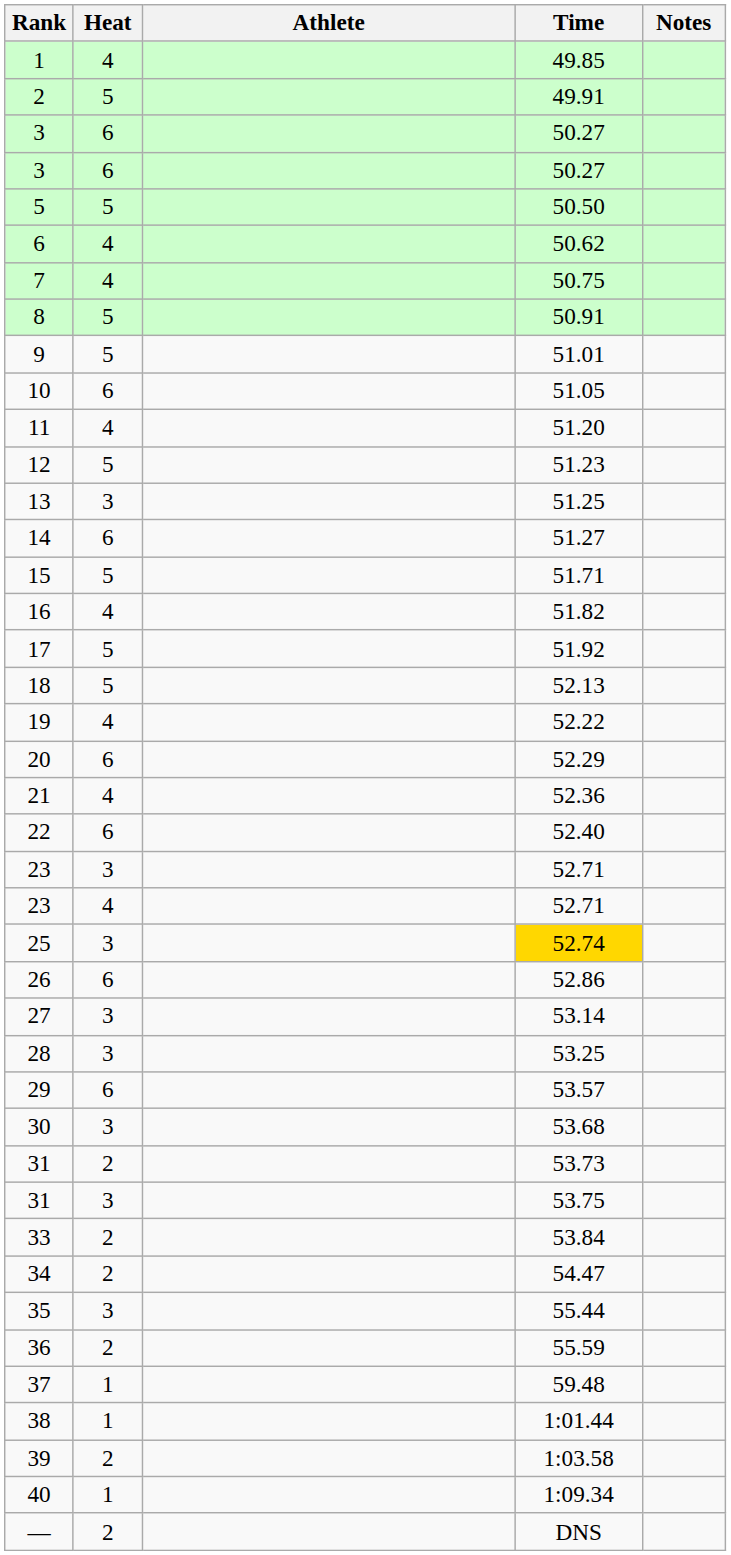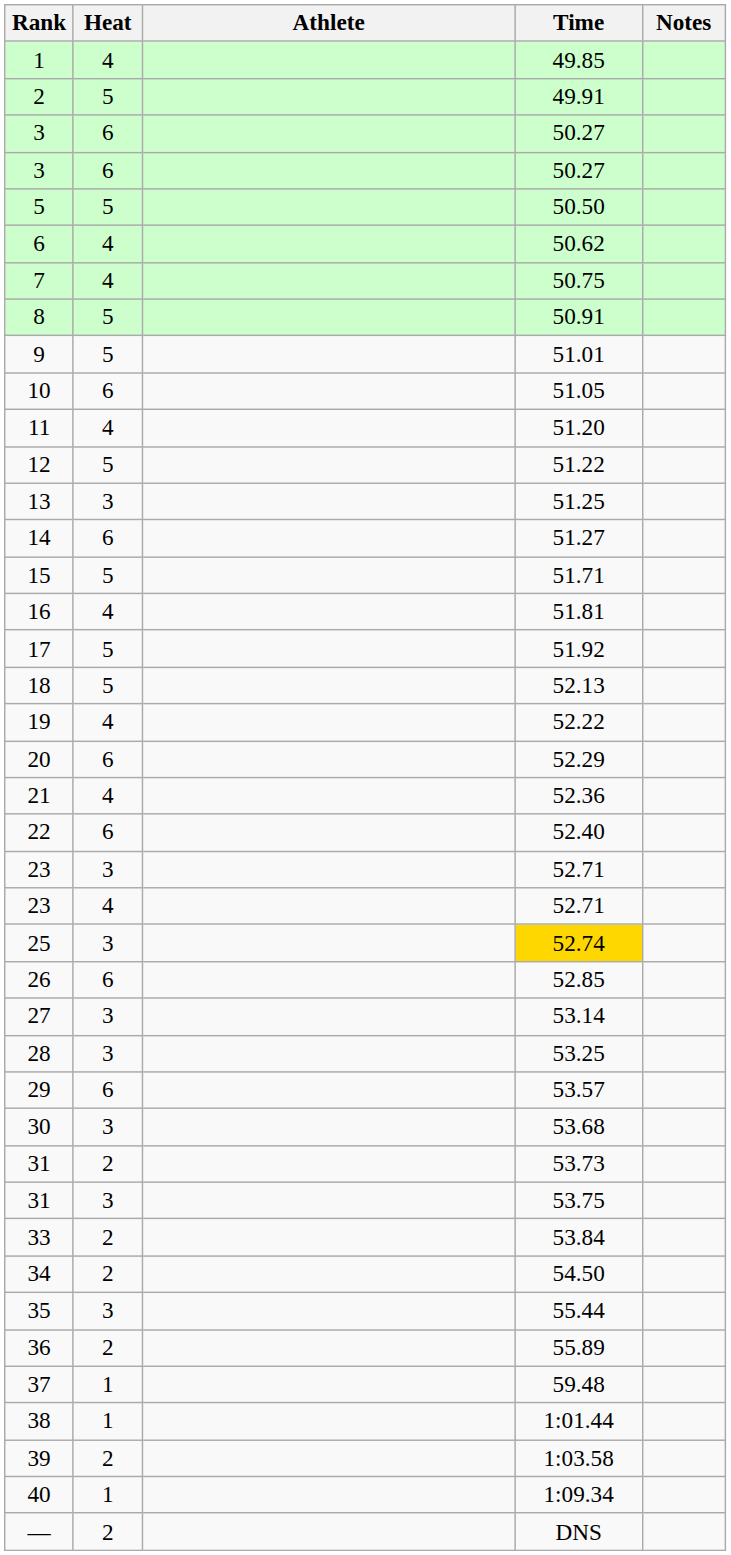(579, 464) 51.23 -> (579, 464) 51.22
(579, 611) 51.82 -> (579, 611) 51.81
(579, 979) 52.86 -> (579, 979) 52.85
(579, 1273) 54.47 -> (579, 1273) 54.50
(579, 1347) 55.59 -> (579, 1347) 55.89
